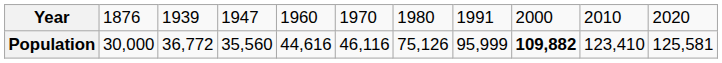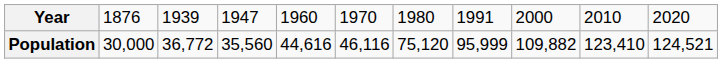(423, 44) 75,126 -> (423, 44) 75,120
(546, 44) bold -> (546, 44) normal
(683, 44) 125,581 -> (683, 44) 124,521
